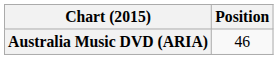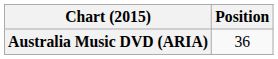(242, 41) 46 -> (242, 41) 36
